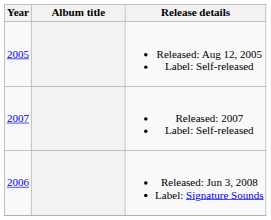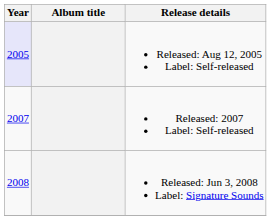(18, 54) no background -> (18, 54) lavender background
(18, 183) 2006 -> (18, 183) 2008
